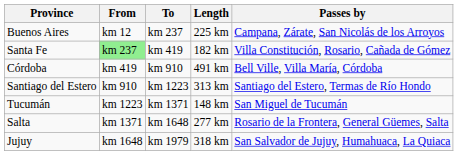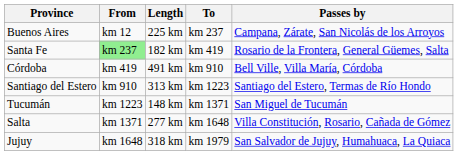columns swapped: (168, 13) <-> (211, 13)
(342, 50) Villa Constitución, Rosario, Cañada de Gómez -> (342, 50) Rosario de la Frontera, General Güemes, Salta
(342, 123) Rosario de la Frontera, General Güemes, Salta -> (342, 123) Villa Constitución, Rosario, Cañada de Gómez
